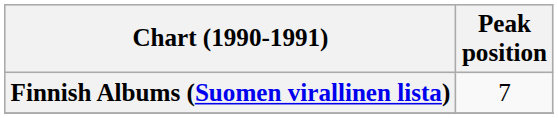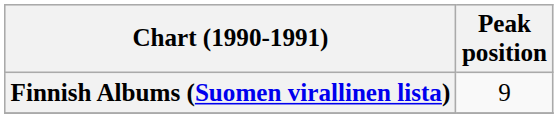(504, 92) 7 -> (504, 92) 9
